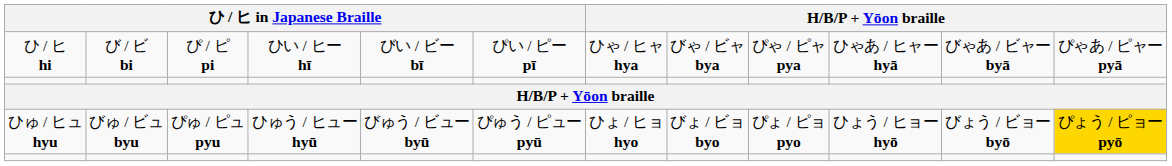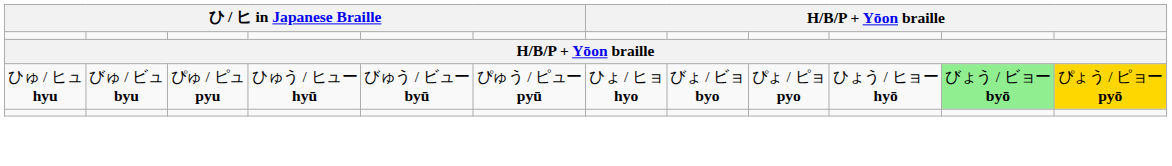- row: (45, 55)
(998, 131) no background -> (998, 86) lightgreen background
